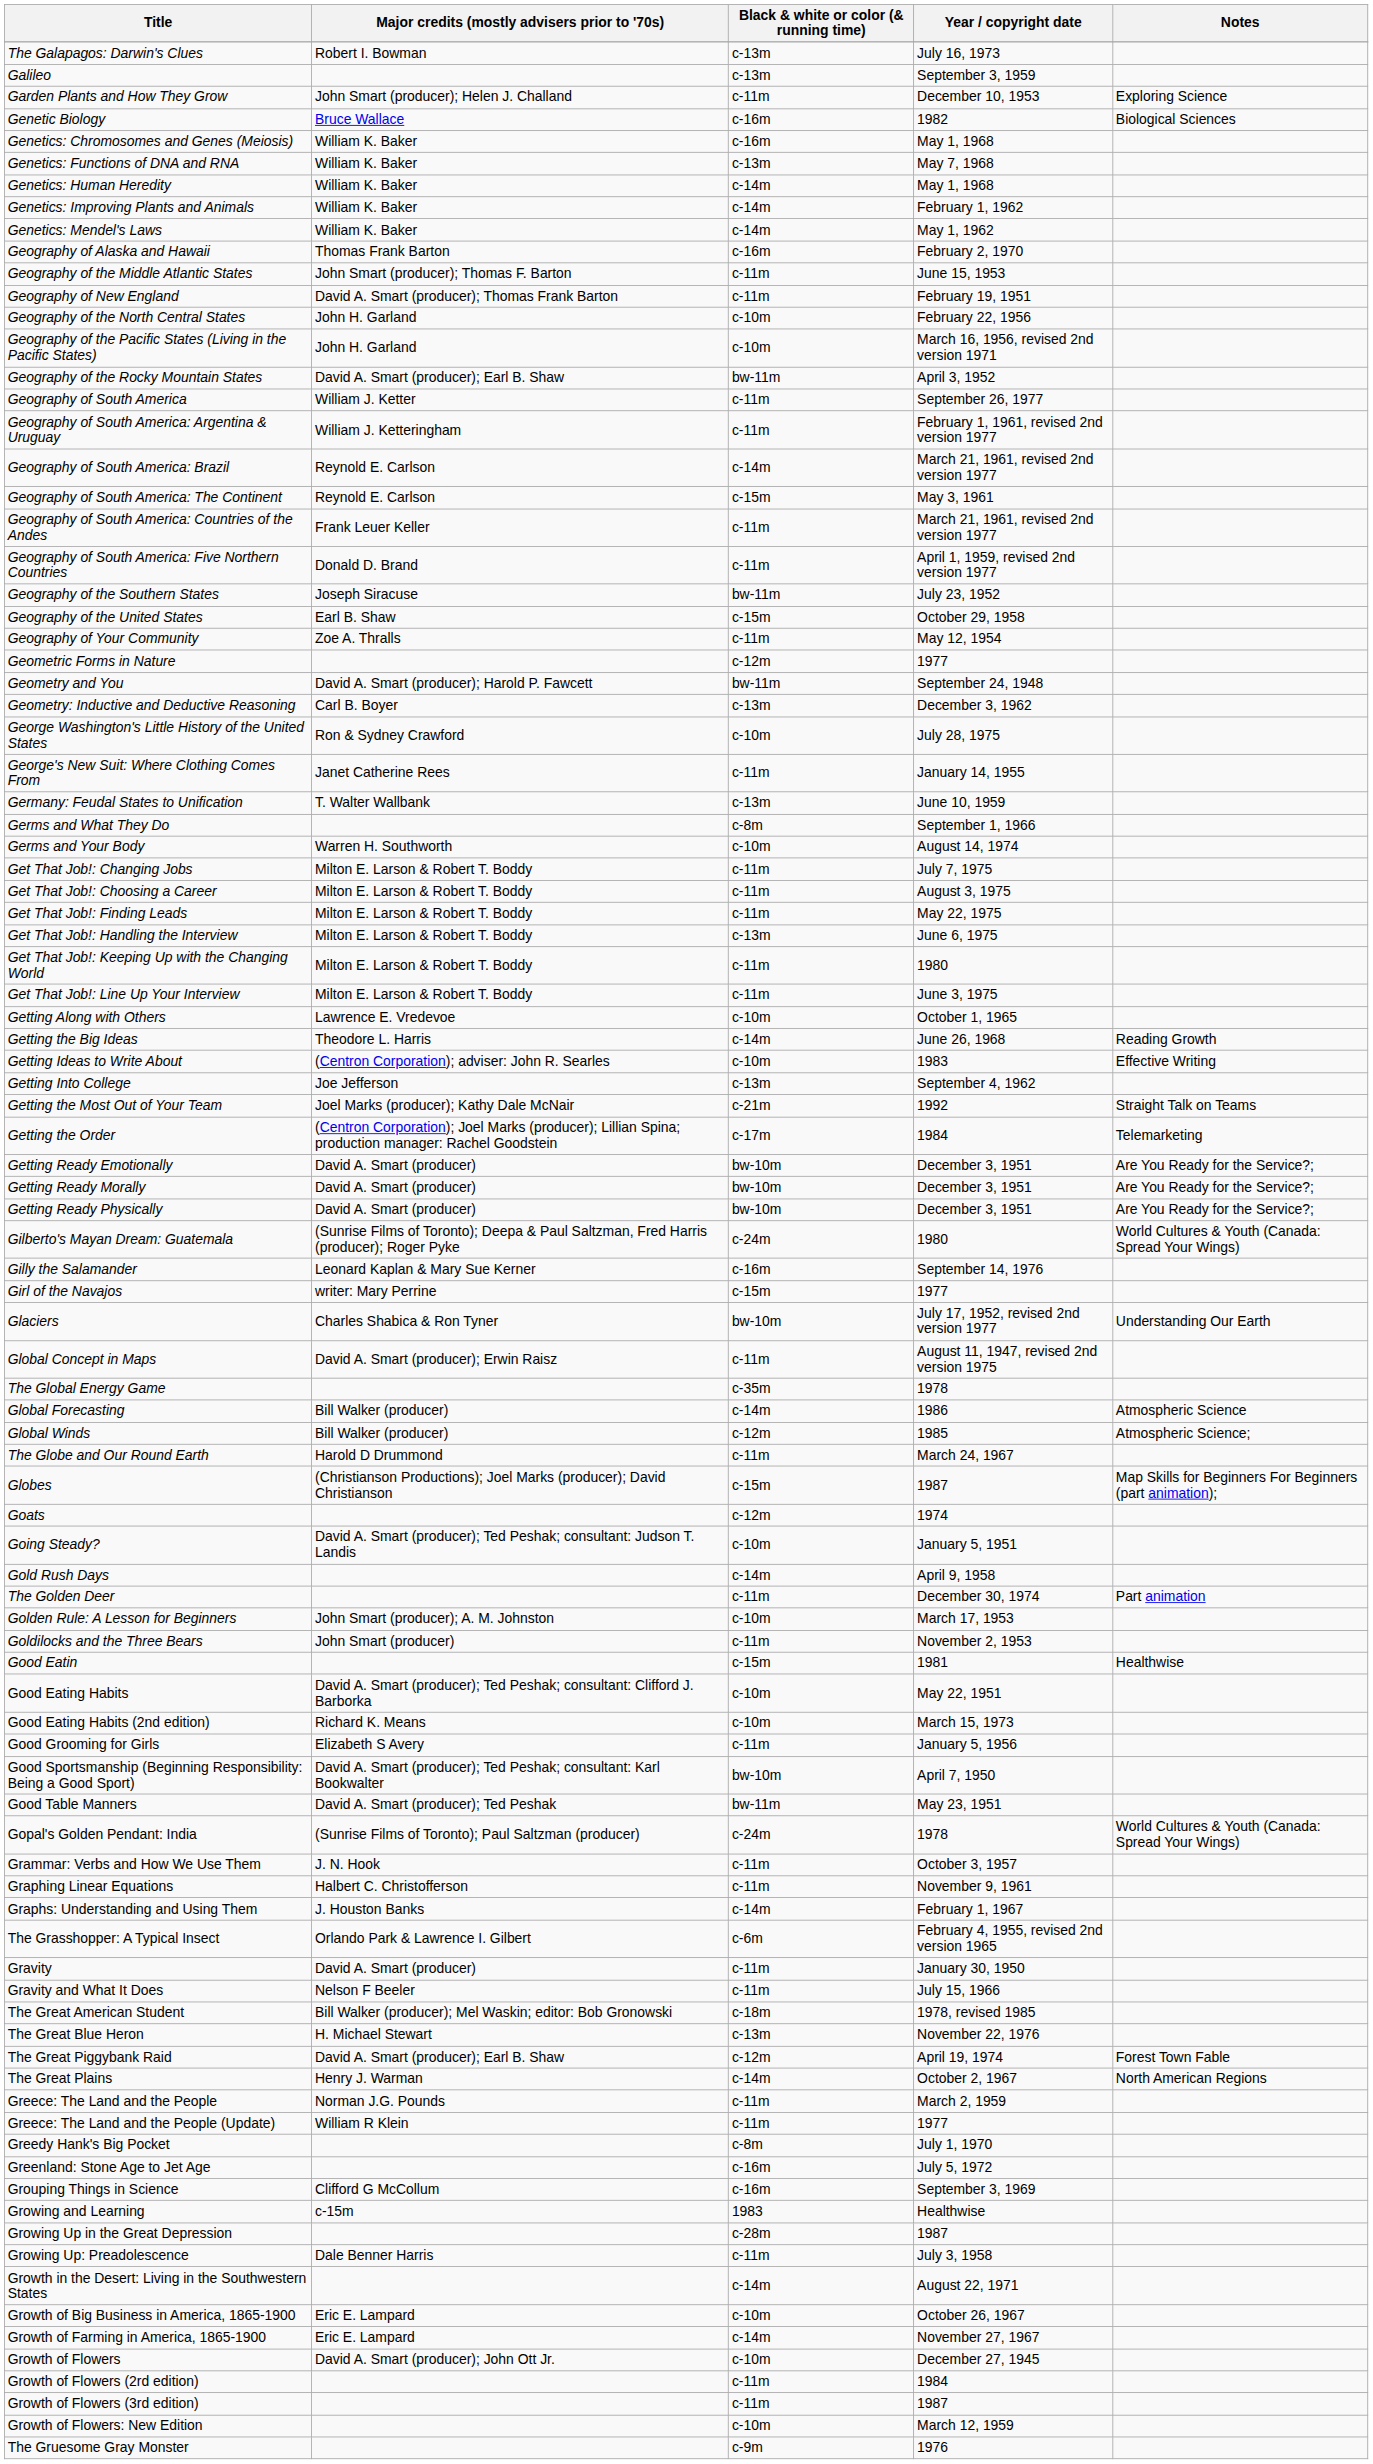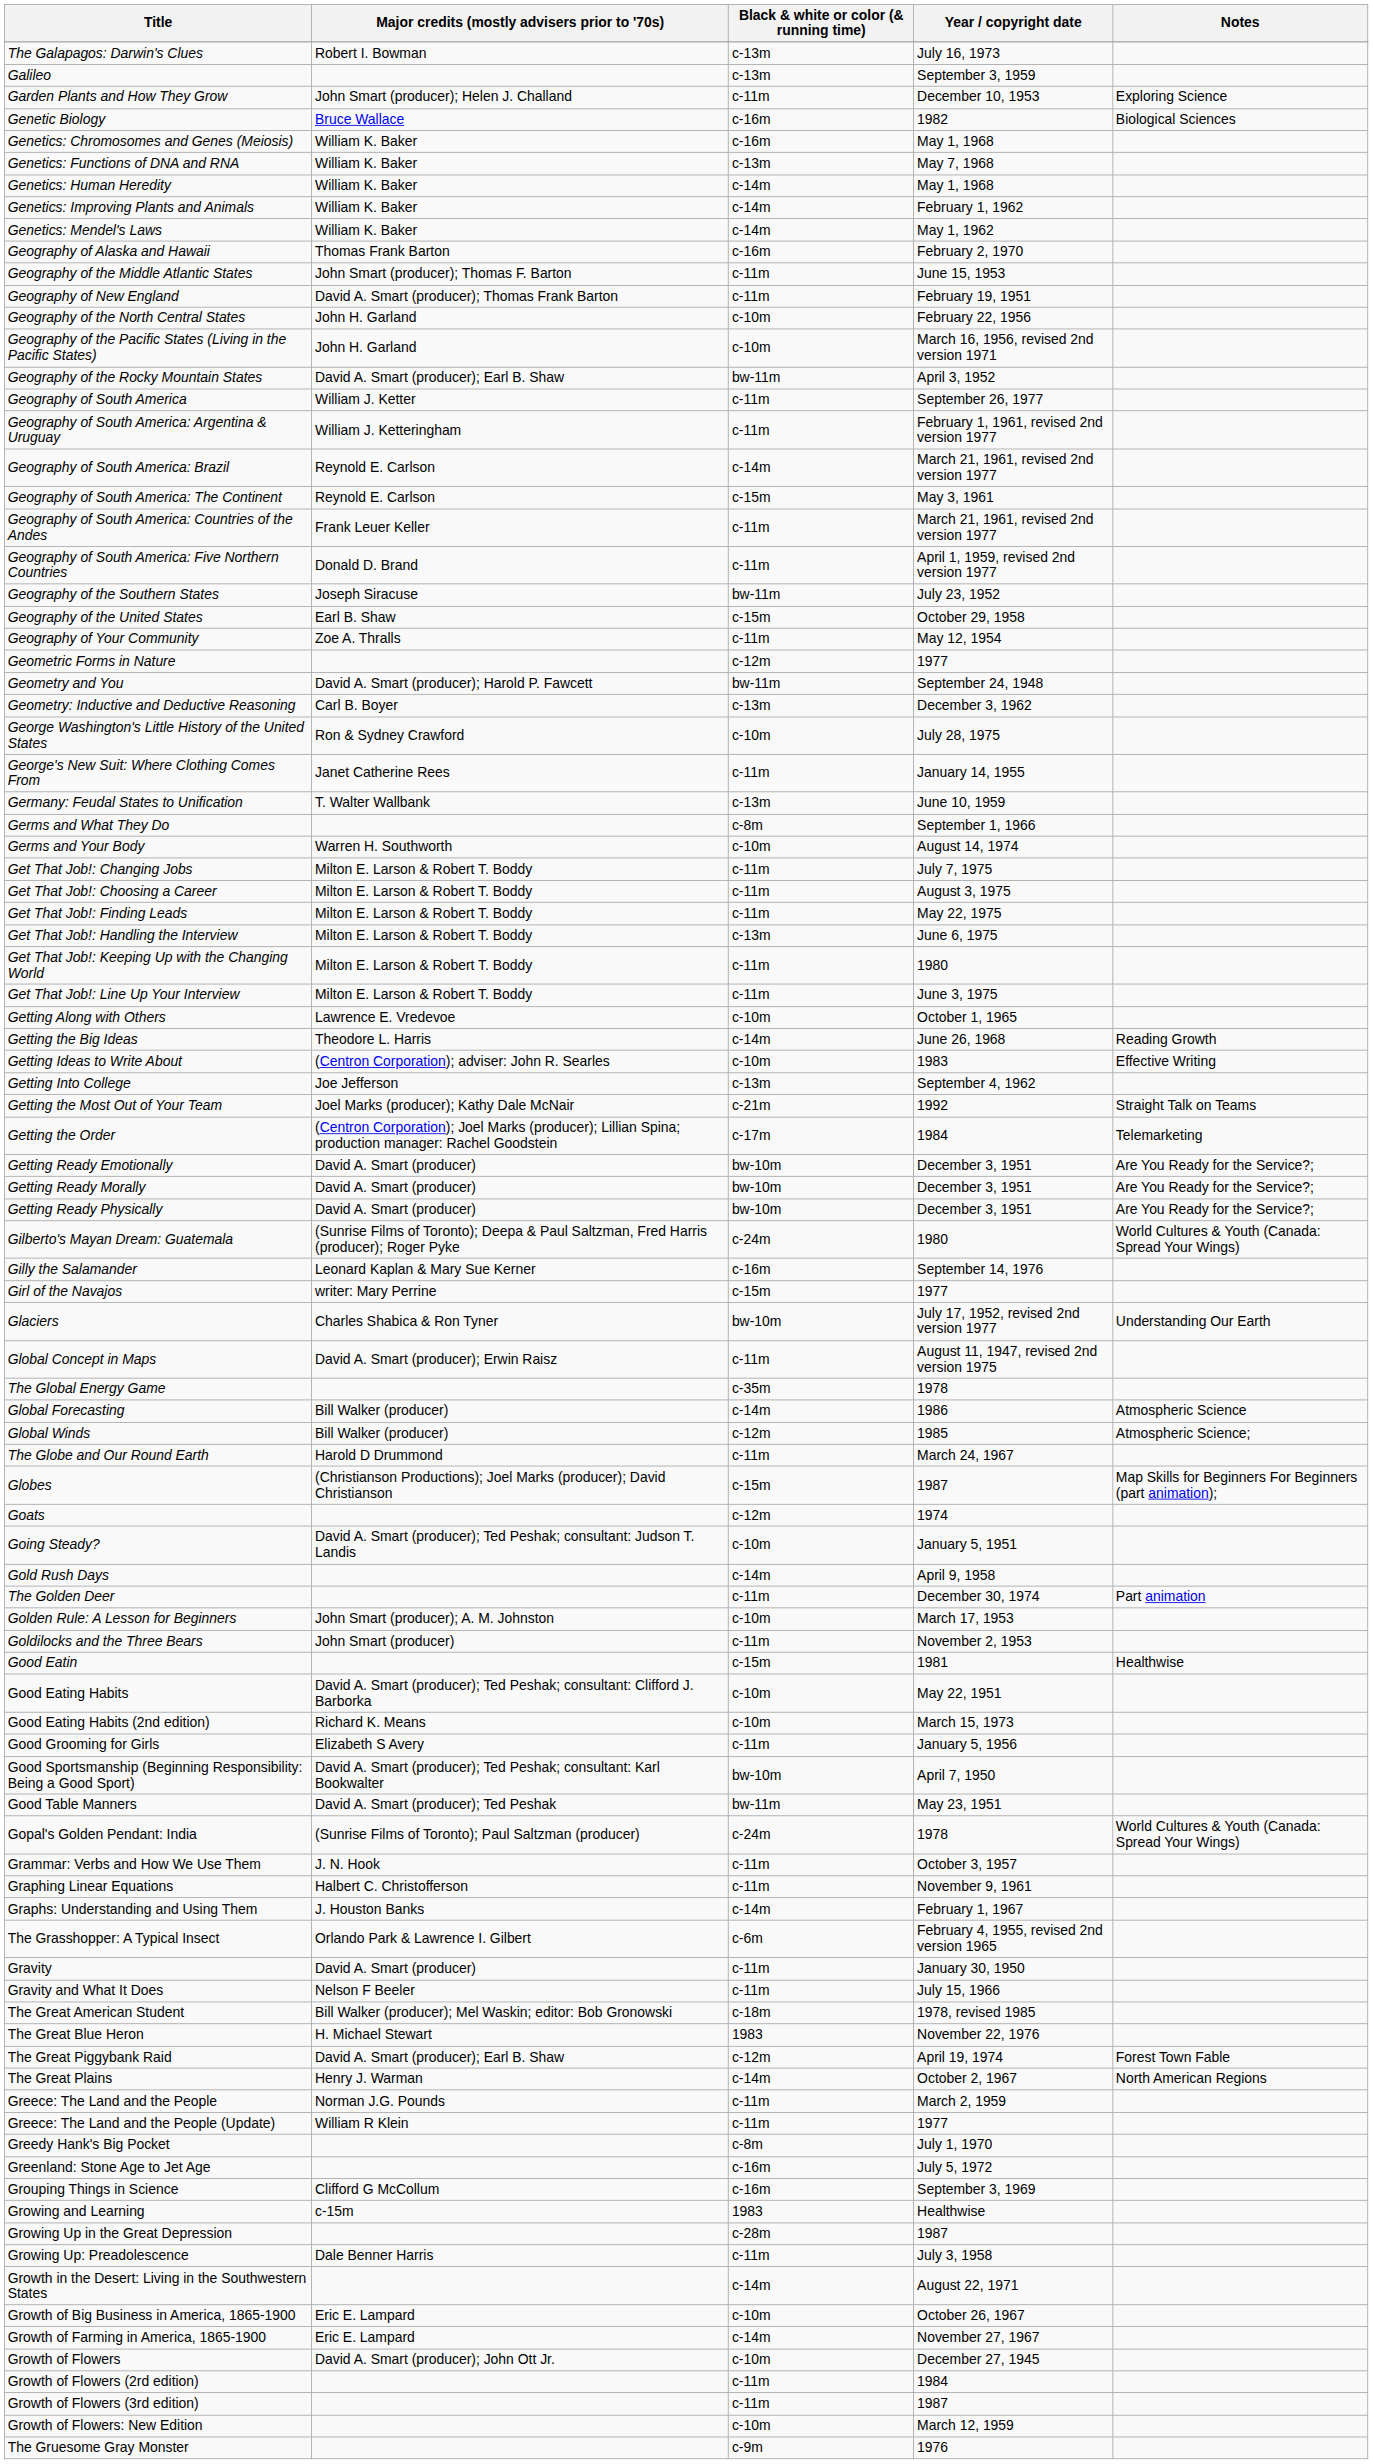(751, 2035) c-13m -> (747, 2035) 1983
